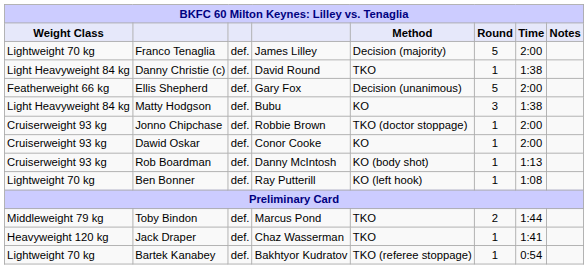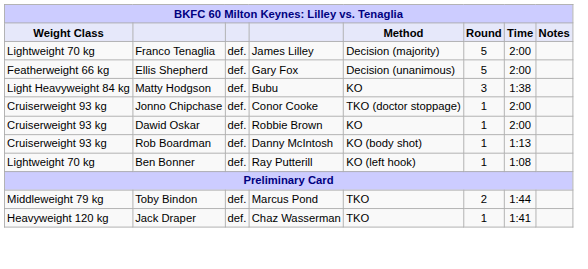- row: (180, 69)
(290, 125) Robbie Brown -> (285, 106) Conor Cooke
(288, 143) Conor Cooke -> (287, 125) Robbie Brown
- row: (175, 255)
